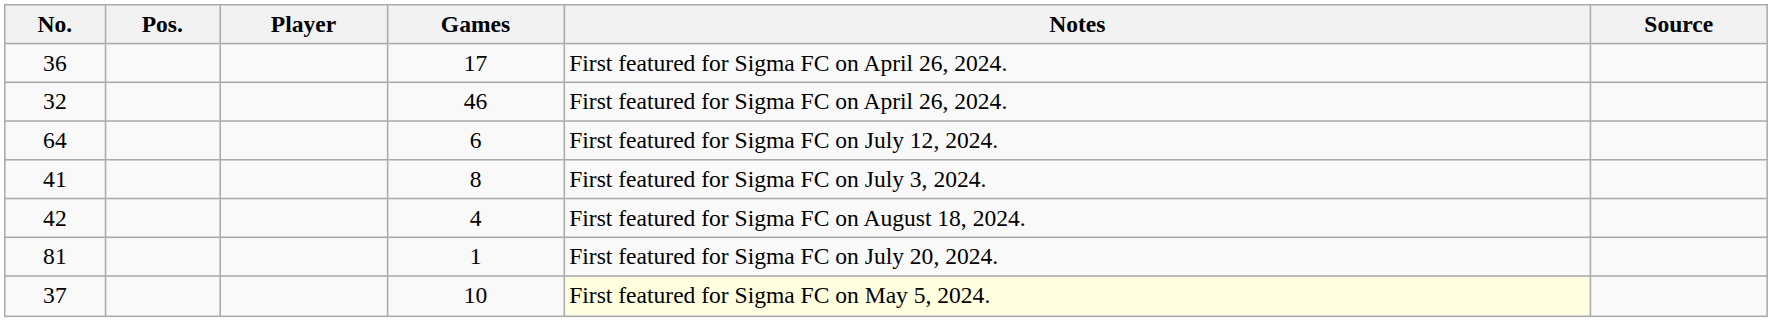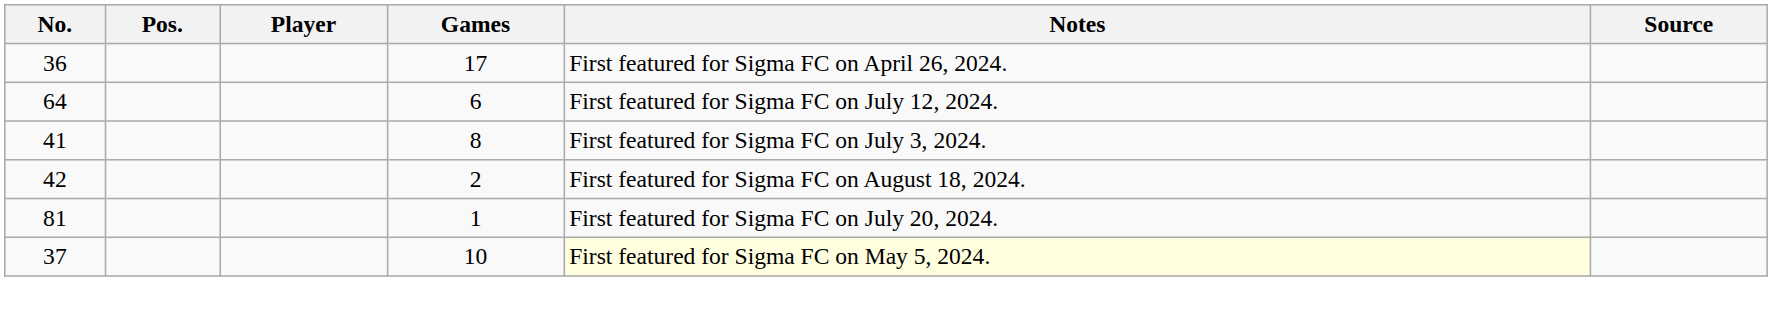- row: (55, 101)
(476, 218) 4 -> (476, 179) 2
